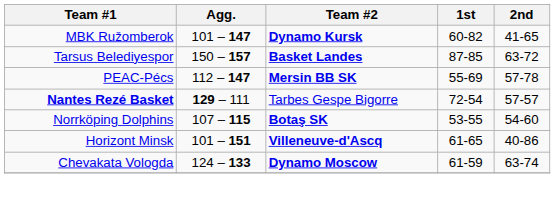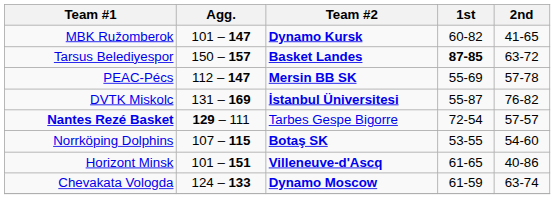(466, 57) normal -> (466, 57) bold
+ row: (132, 99)
